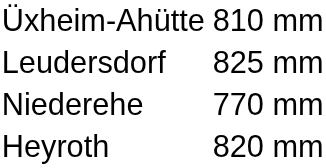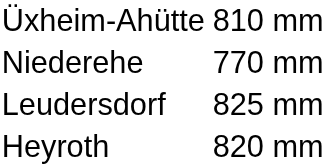rows swapped: (84, 62) <-> (73, 105)
